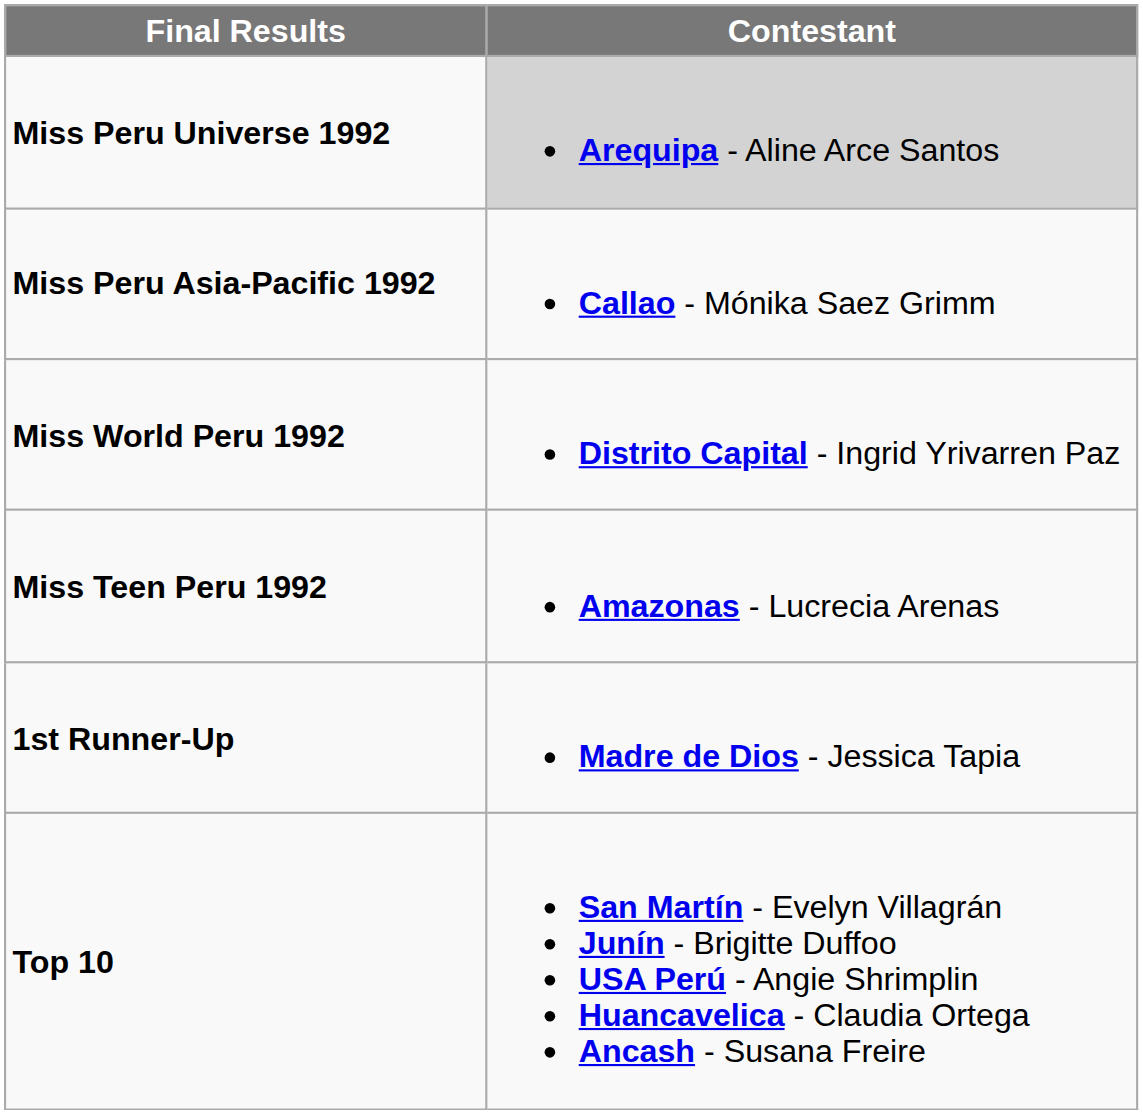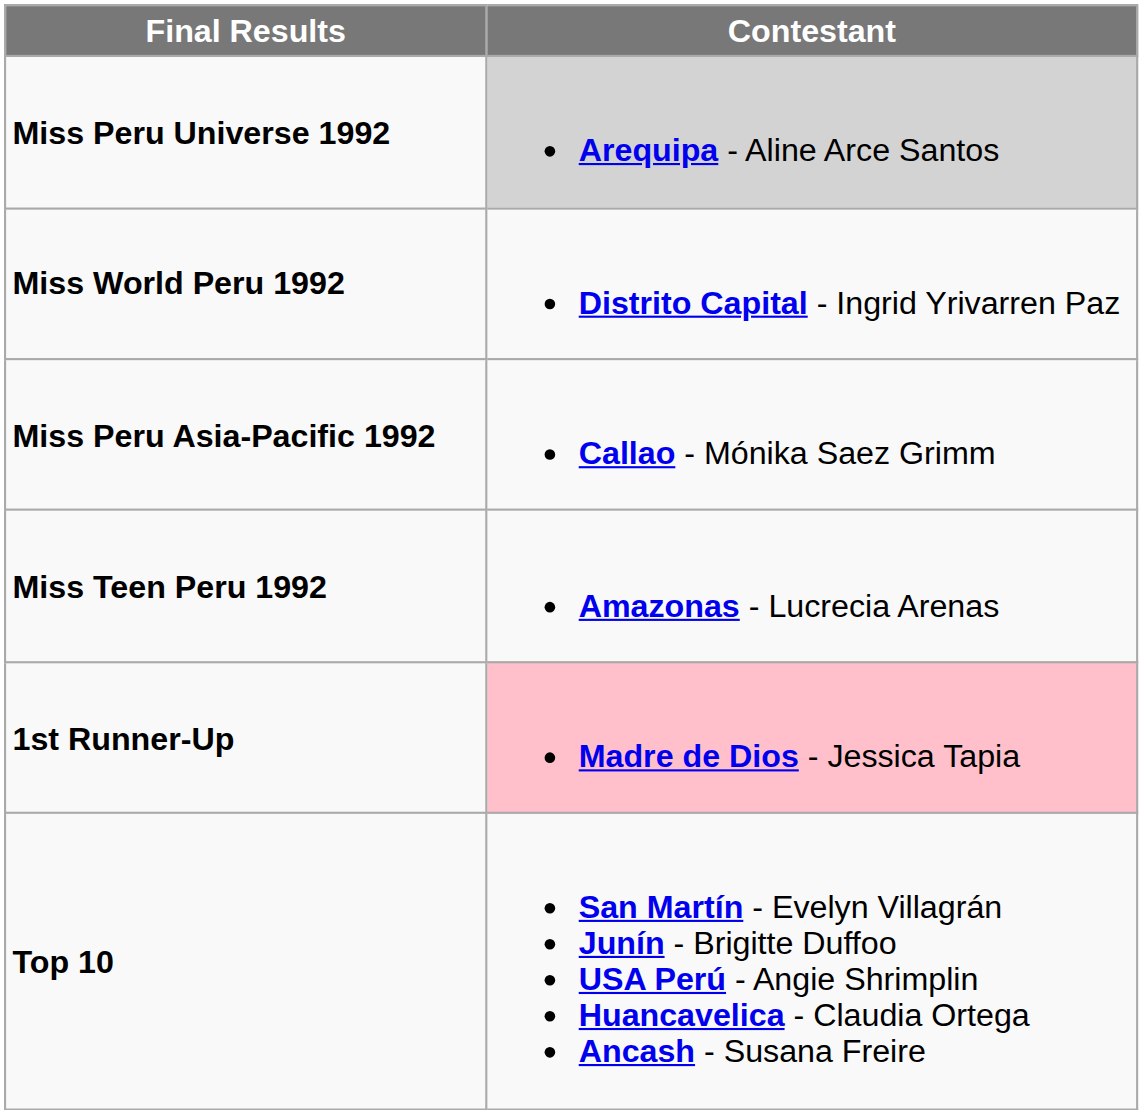rows swapped: (179, 435) <-> (224, 283)
(812, 756) no background -> (812, 756) pink background
